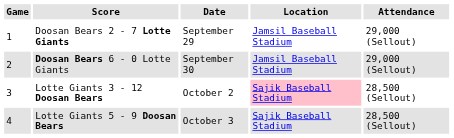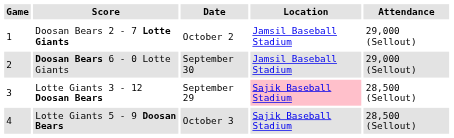(208, 37) September 29 -> (208, 37) October 2
(208, 93) October 2 -> (208, 93) September 29
